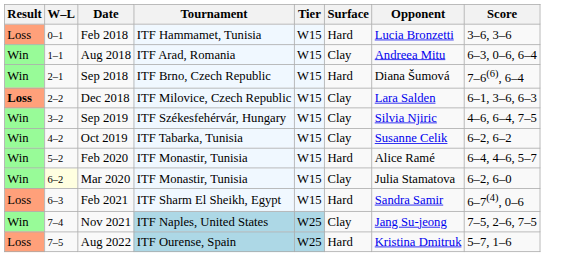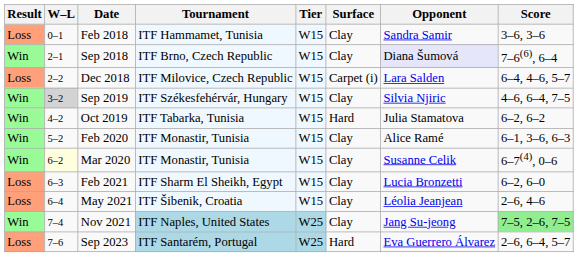(340, 34) Hard -> (341, 34) Clay
(414, 34) Lucia Bronzetti -> (418, 34) Sandra Samir
- row: (106, 54)
(340, 76) Hard -> (341, 56) Clay
(412, 76) no background -> (421, 56) lavender background
(20, 98) bold -> (19, 78) normal
(339, 98) Clay -> (353, 78) Carpet (i)
(502, 98) 6–1, 3–6, 6–3 -> (536, 78) 6–4, 4–6, 5–7
(55, 118) no background -> (55, 98) lightgrey background
(339, 138) Clay -> (342, 118) Hard
(411, 138) Susanne Celik -> (424, 118) Julia Stamatova
(340, 158) Hard -> (341, 138) Clay
(502, 158) 6–4, 4–6, 5–7 -> (536, 138) 6–1, 3–6, 6–3
(415, 178) Julia Stamatova -> (420, 159) Susanne Celik
(489, 178) 6–2, 6–0 -> (529, 159) 6–7(4), 0–6
(340, 200) Hard -> (341, 181) Clay
(409, 200) Sandra Samir -> (423, 181) Lucia Bronzetti
(496, 200) 6–7(4), 0–6 -> (523, 181) 6–2, 6–0
+ row: (107, 201)
(502, 221) no background -> (536, 221) lightgreen background
- row: (106, 241)
+ row: (104, 241)
